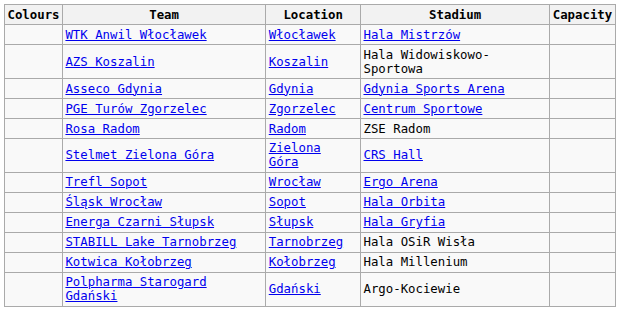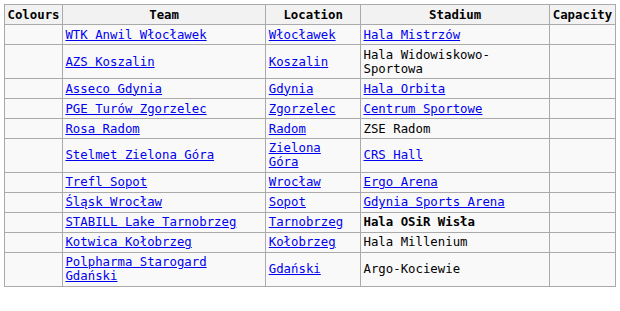(434, 89) Gdynia Sports Arena -> (404, 89) Hala Orbita
(404, 202) Hala Orbita -> (434, 202) Gdynia Sports Arena
- row: (140, 222)
(419, 242) normal -> (419, 222) bold
